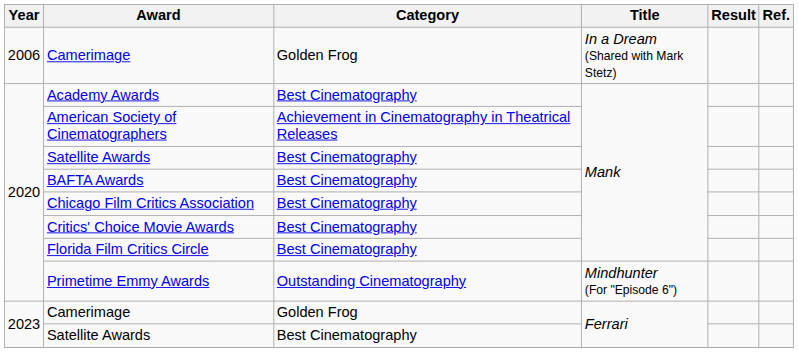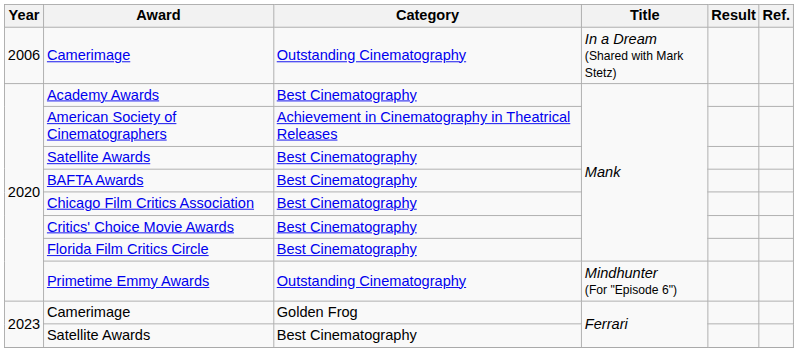(317, 55) Golden Frog -> (371, 55) Outstanding Cinematography
